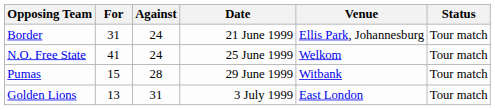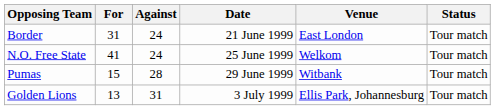(361, 34) Ellis Park, Johannesburg -> (331, 34) East London
(331, 94) East London -> (361, 94) Ellis Park, Johannesburg
